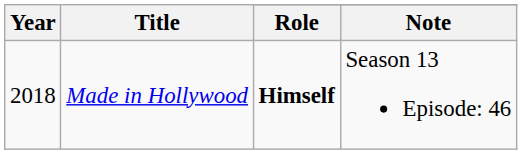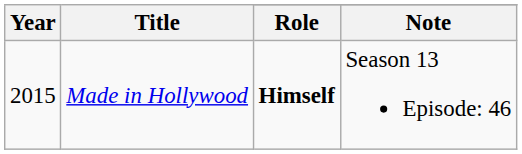(33, 94) 2018 -> (33, 94) 2015
